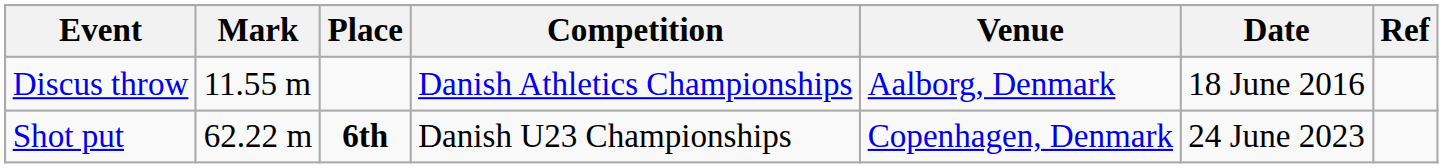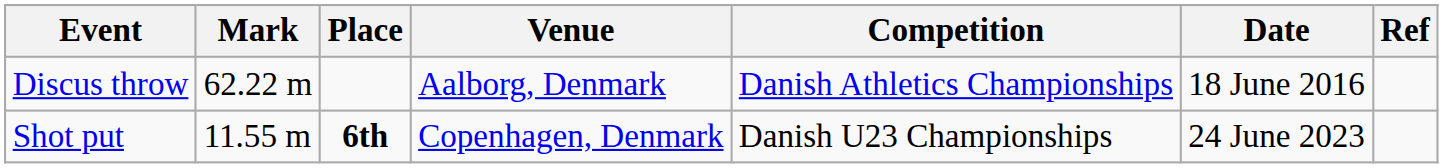columns swapped: (635, 30) <-> (1020, 30)
(257, 83) 11.55 m -> (258, 83) 62.22 m
(258, 135) 62.22 m -> (257, 135) 11.55 m
